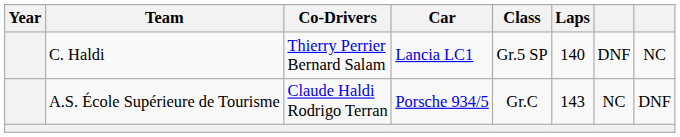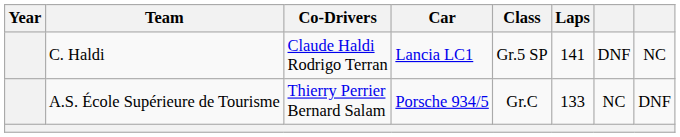(336, 55) Thierry Perrier Bernard Salam -> (338, 55) Claude Haldi Rodrigo Terran
(573, 55) 140 -> (573, 55) 141
(338, 101) Claude Haldi Rodrigo Terran -> (336, 101) Thierry Perrier Bernard Salam
(573, 101) 143 -> (573, 101) 133
